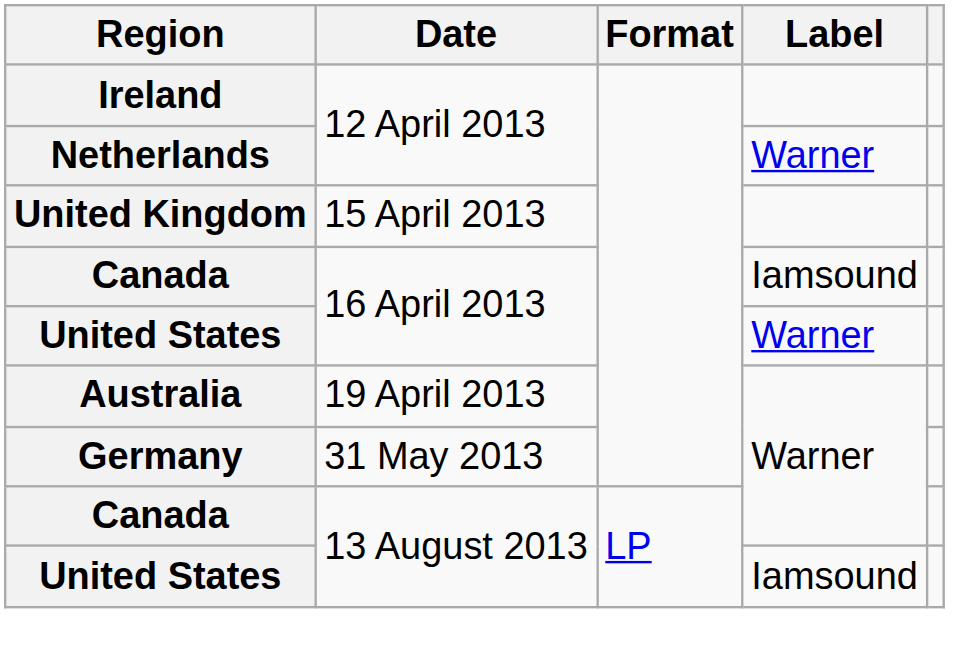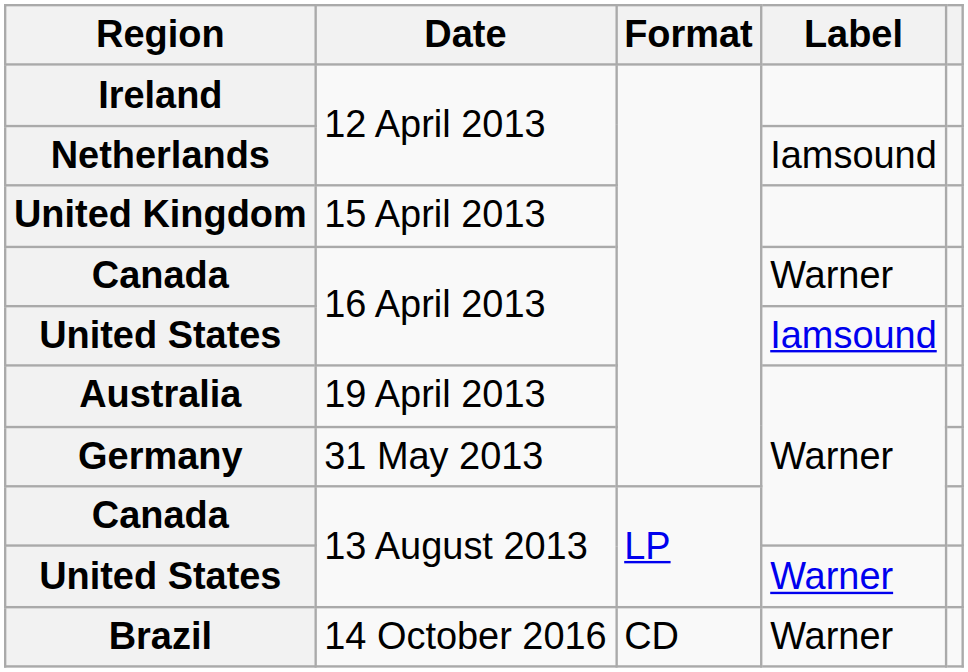(813, 154) Warner -> (853, 154) Iamsound
(835, 275) Iamsound -> (832, 275) Warner
(813, 335) Warner -> (853, 335) Iamsound
(835, 575) Iamsound -> (832, 575) Warner
+ row: (160, 635)
